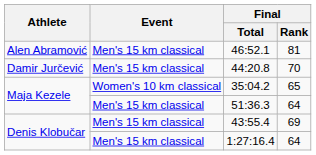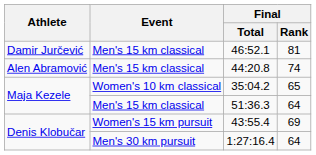(47, 50) Alen Abramović -> (45, 50) Damir Jurčević
(45, 68) Damir Jurčević -> (47, 68) Alen Abramović
(294, 68) 70 -> (294, 68) 74
(148, 123) Men's 15 km classical -> (152, 123) Women's 15 km pursuit
(148, 141) Men's 15 km classical -> (144, 141) Men's 30 km pursuit
